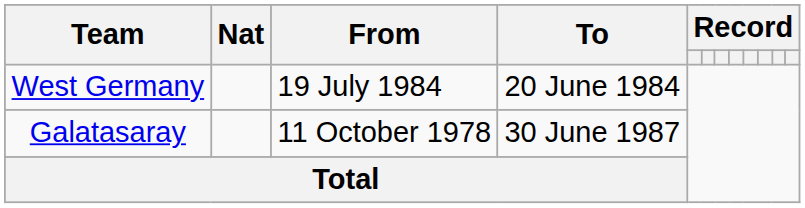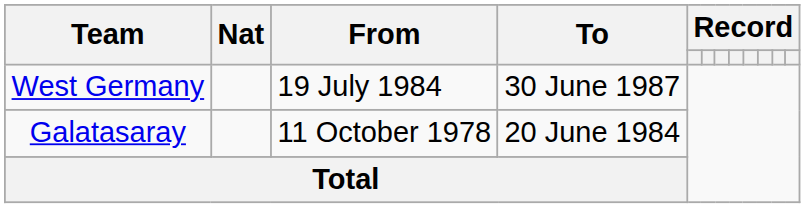(592, 86) 20 June 1984 -> (592, 86) 30 June 1987
(592, 132) 30 June 1987 -> (592, 132) 20 June 1984
